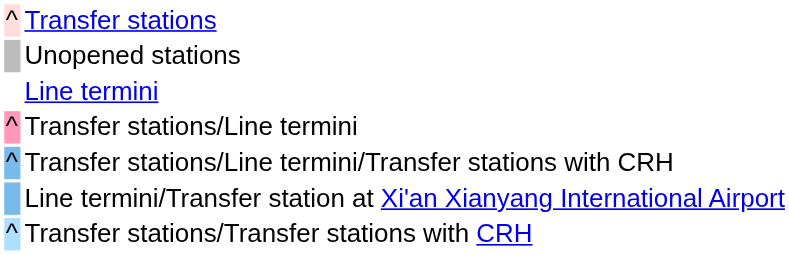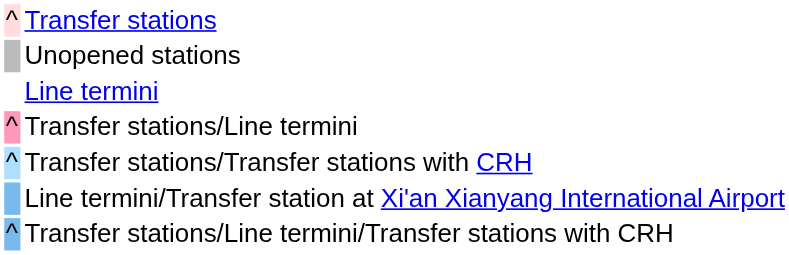rows swapped: (279, 233) <-> (349, 162)
